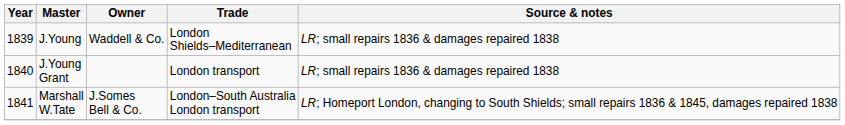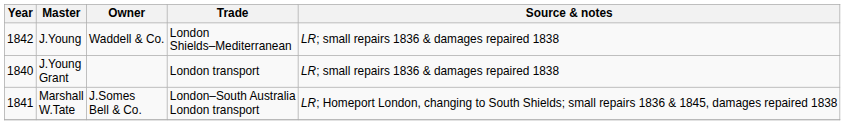(20, 39) 1839 -> (20, 39) 1842
